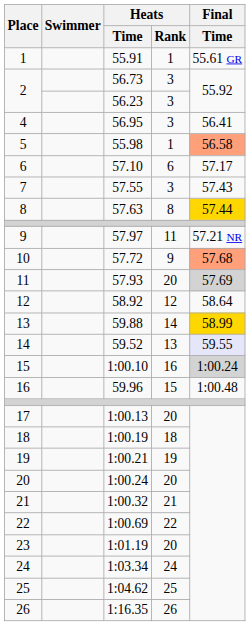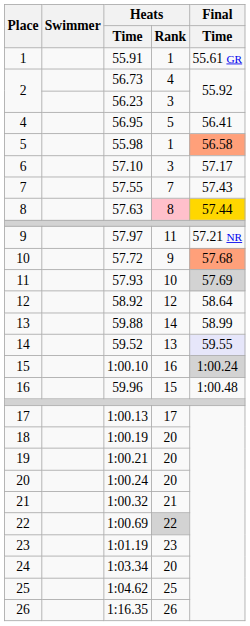(170, 79) 3 -> (170, 79) 4
(170, 123) 3 -> (170, 123) 5
(170, 166) 6 -> (170, 166) 3
(170, 187) 3 -> (170, 187) 7
(170, 209) no background -> (170, 209) pink background
(170, 280) 20 -> (170, 280) 10
(217, 323) gold background -> (217, 323) no background
(170, 416) 20 -> (170, 416) 17
(170, 437) 18 -> (170, 437) 20
(170, 459) 19 -> (170, 459) 20
(170, 523) no background -> (170, 523) lightgrey background
(170, 545) 20 -> (170, 545) 23
(170, 567) 24 -> (170, 567) 20
